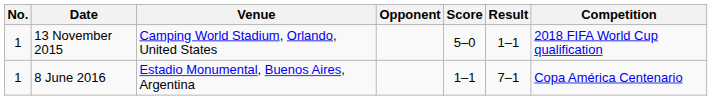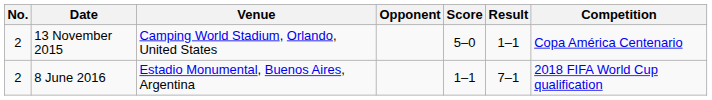(18, 42) 1 -> (18, 42) 2
(596, 42) 2018 FIFA World Cup qualification -> (608, 42) Copa América Centenario
(18, 77) 1 -> (18, 77) 2
(608, 77) Copa América Centenario -> (596, 77) 2018 FIFA World Cup qualification
